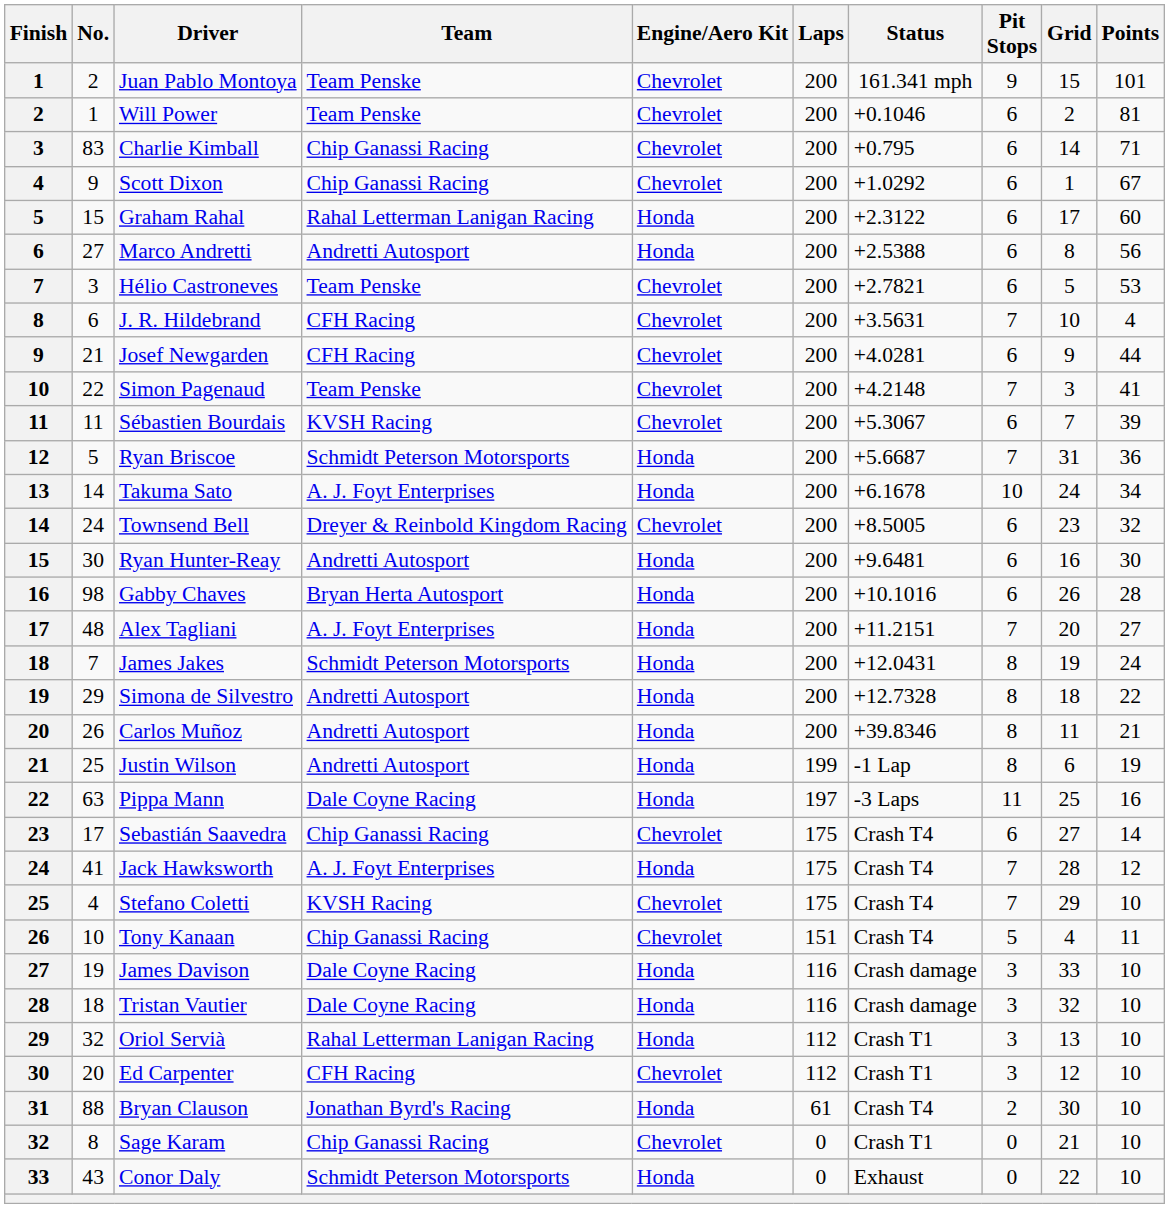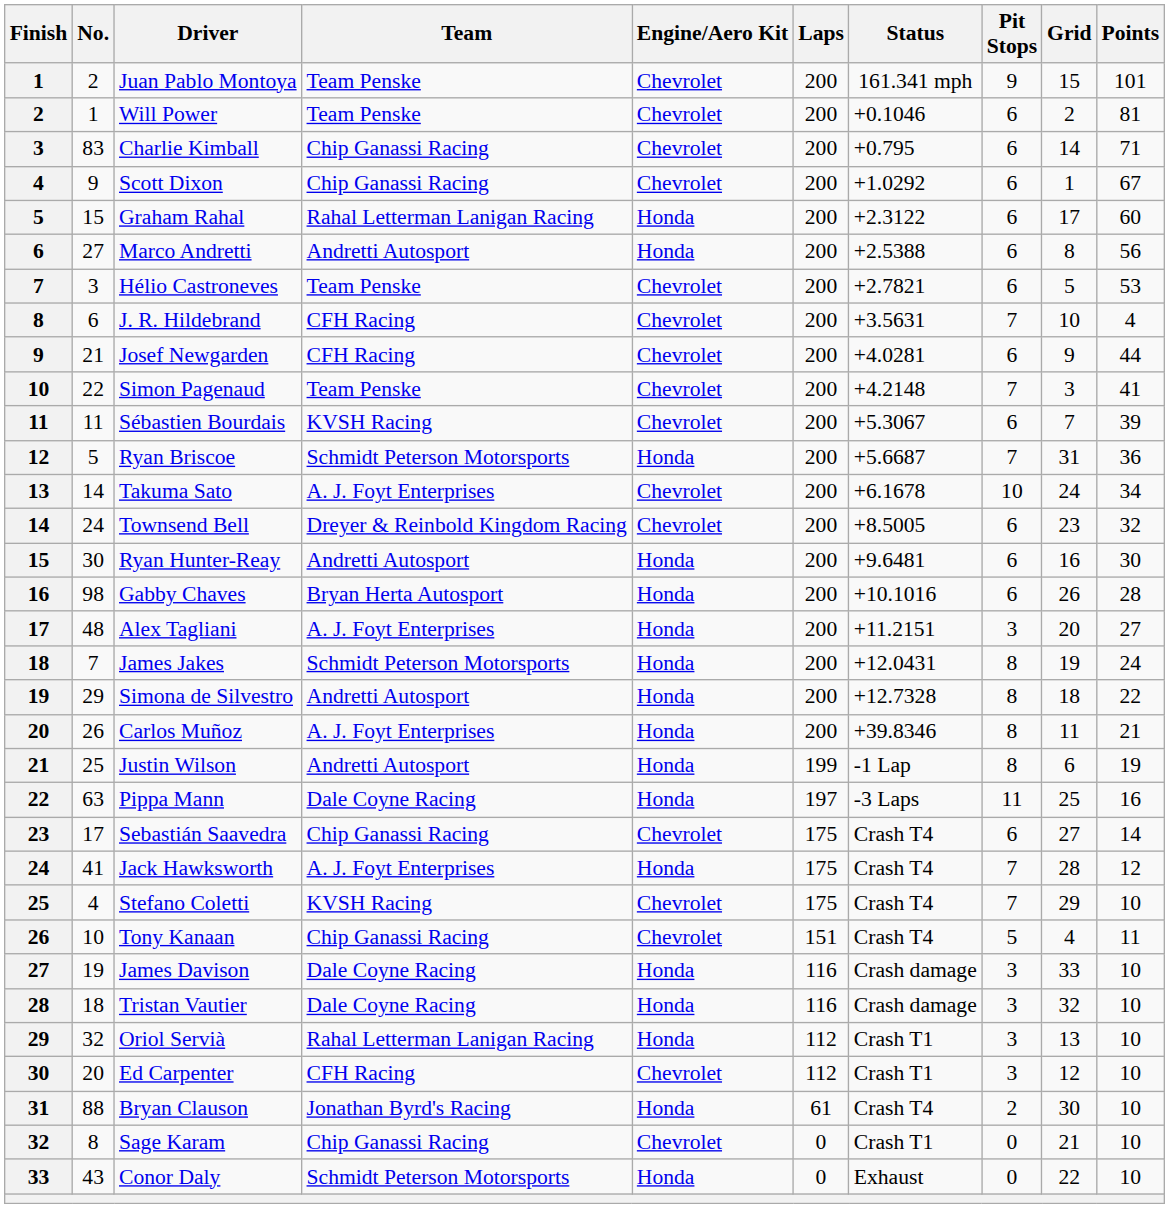(666, 491) Honda -> (679, 491) Chevrolet
(1012, 628) 7 -> (1012, 628) 3
(388, 731) Andretti Autosport -> (400, 731) A. J. Foyt Enterprises
